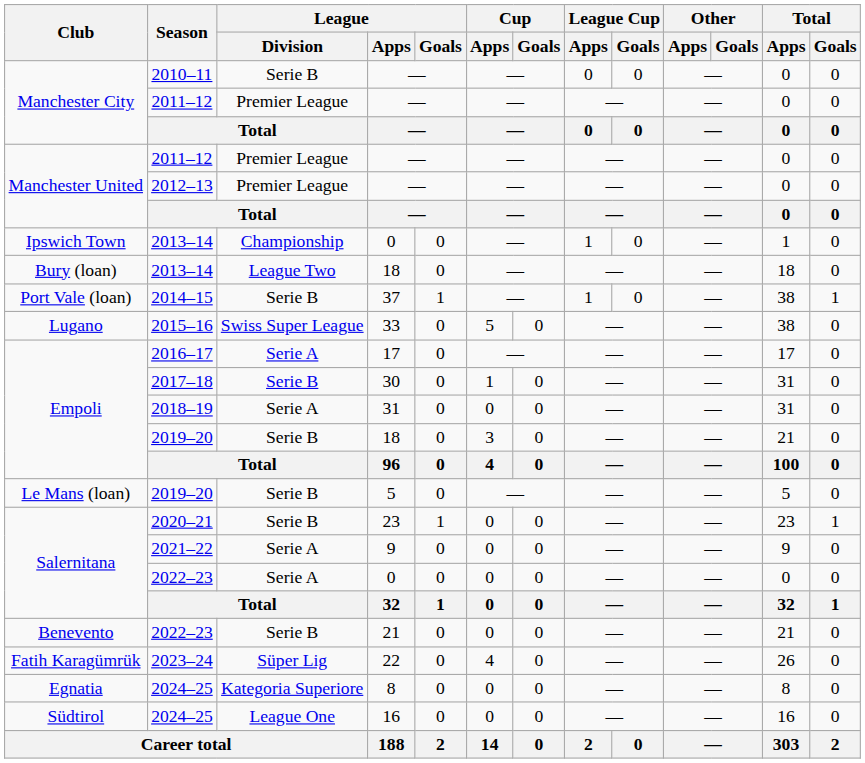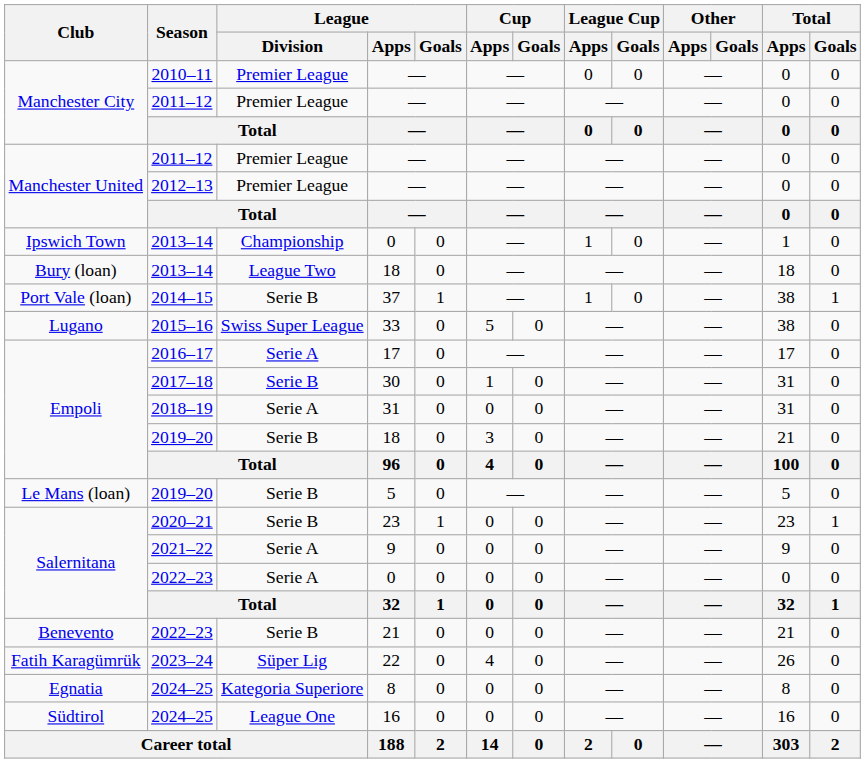(292, 74) Serie B -> (292, 74) Premier League
